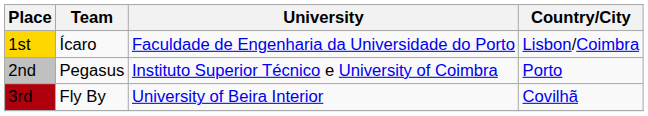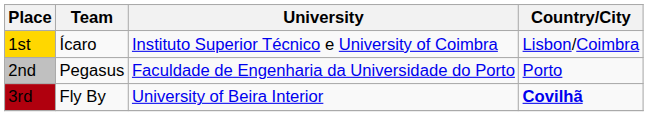(323, 44) Faculdade de Engenharia da Universidade do Porto -> (315, 44) Instituto Superior Técnico e University of Coimbra
(315, 70) Instituto Superior Técnico e University of Coimbra -> (323, 70) Faculdade de Engenharia da Universidade do Porto
(550, 96) normal -> (553, 96) bold
